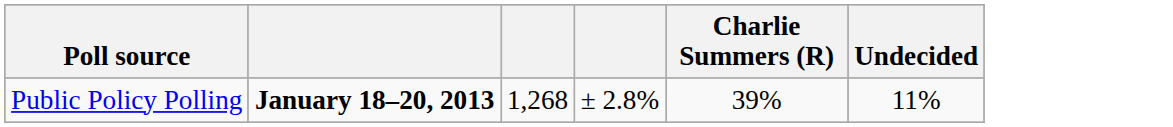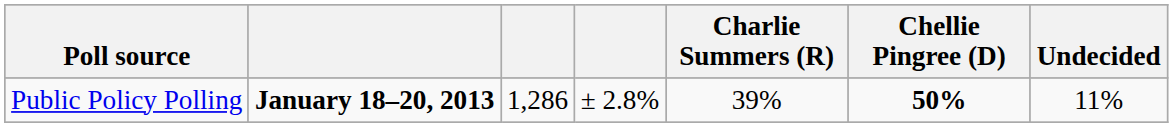+ column: (939, 41)
(538, 99) 1,268 -> (538, 99) 1,286
